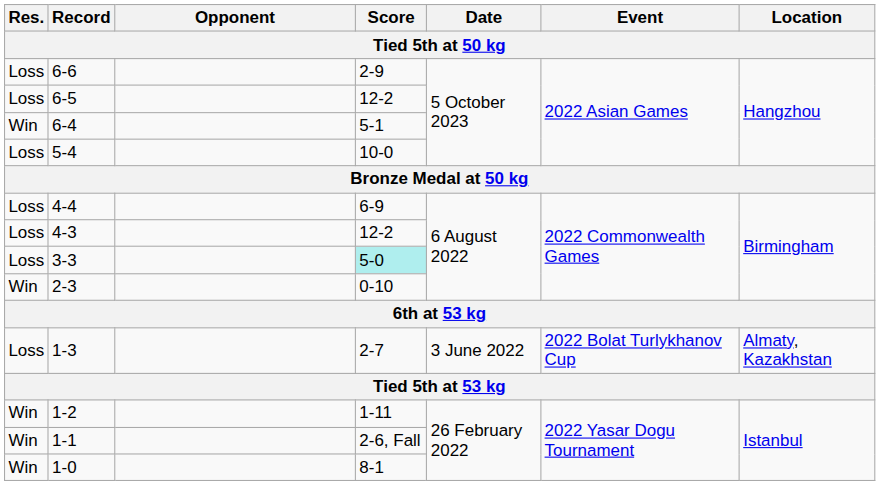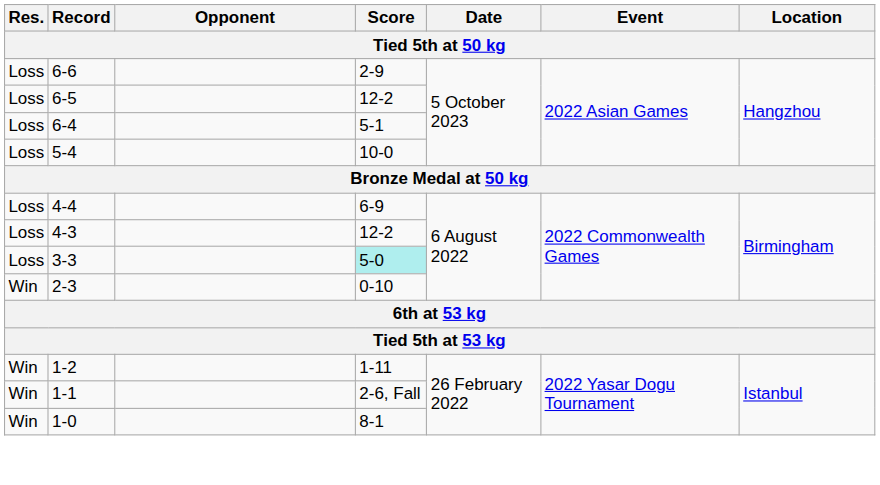(23, 125) Win -> (26, 125) Loss
- row: (64, 350)
